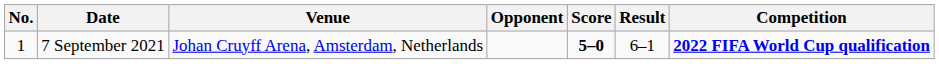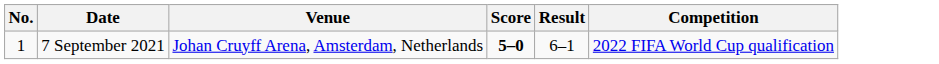- column: (527, 17)
(802, 44) bold -> (713, 44) normal
